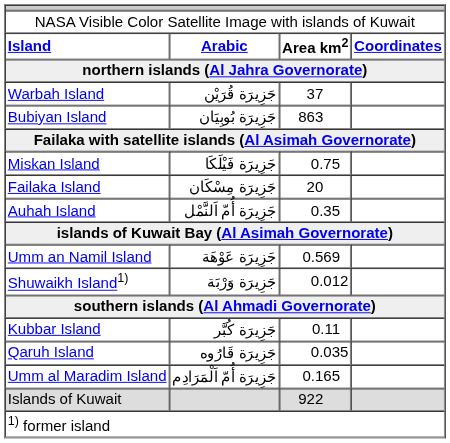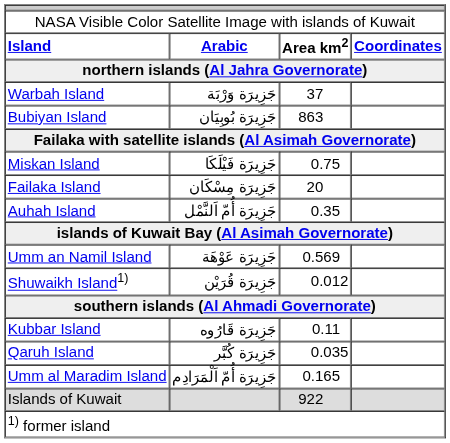(240, 94) جَزِيرَة قُرَيْن -> (242, 94) جَزِيرَة وَرْبَة
(242, 282) جَزِيرَة وَرْبَة -> (240, 282) جَزِيرَة قُرَيْن
(245, 329) جَزِيرَة كُبَّر -> (238, 329) جَزِيرَة قَارُوه
(238, 353) جَزِيرَة قَارُوه -> (245, 353) جَزِيرَة كُبَّر
